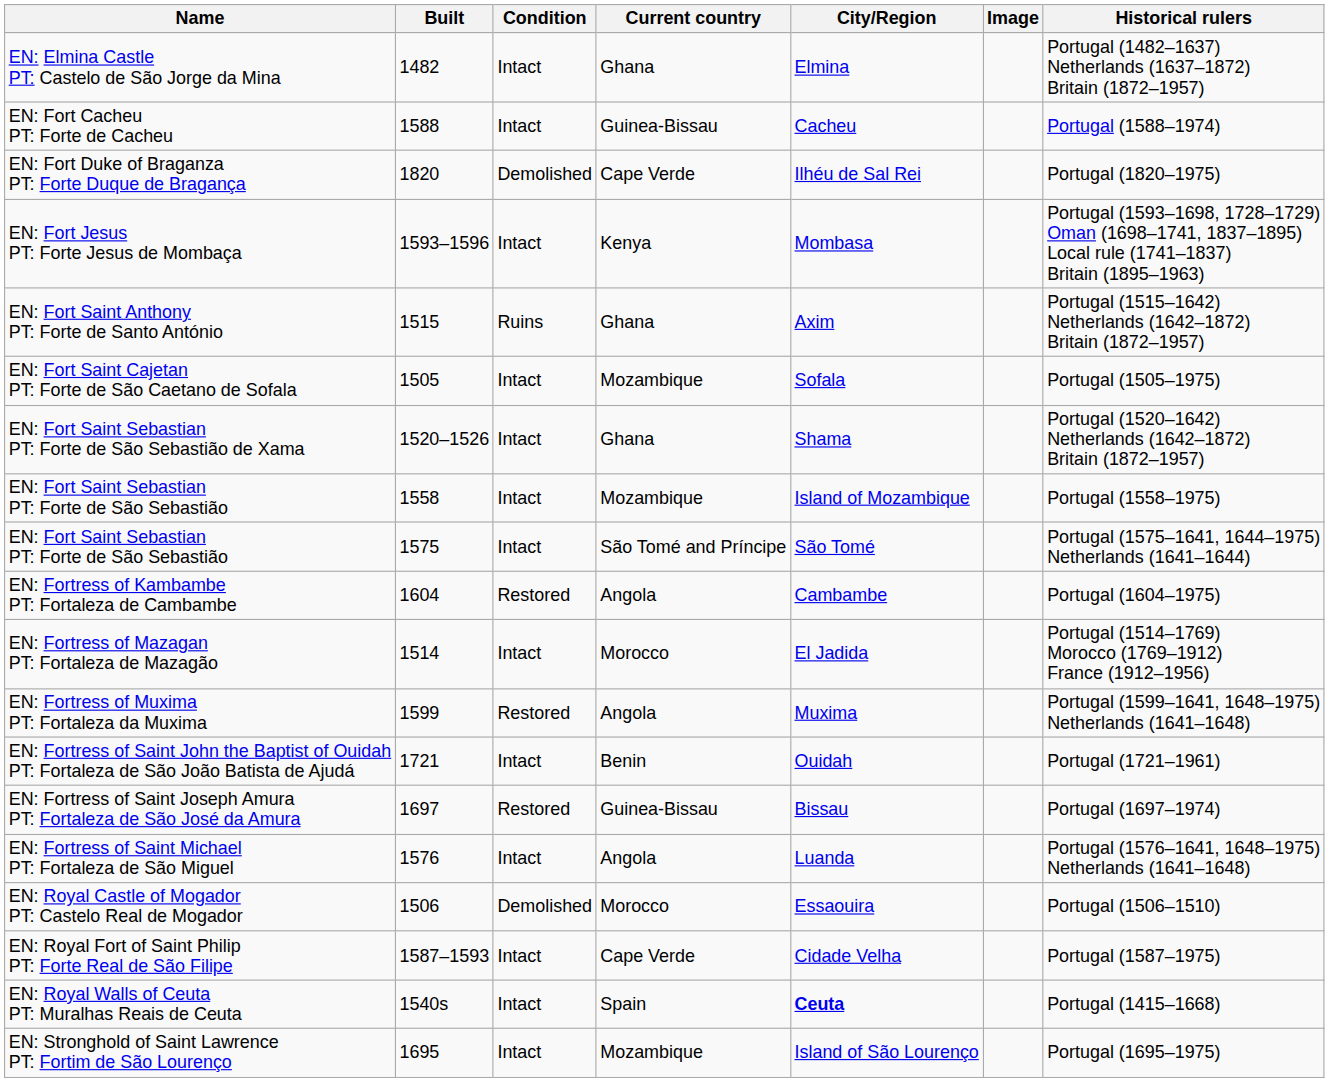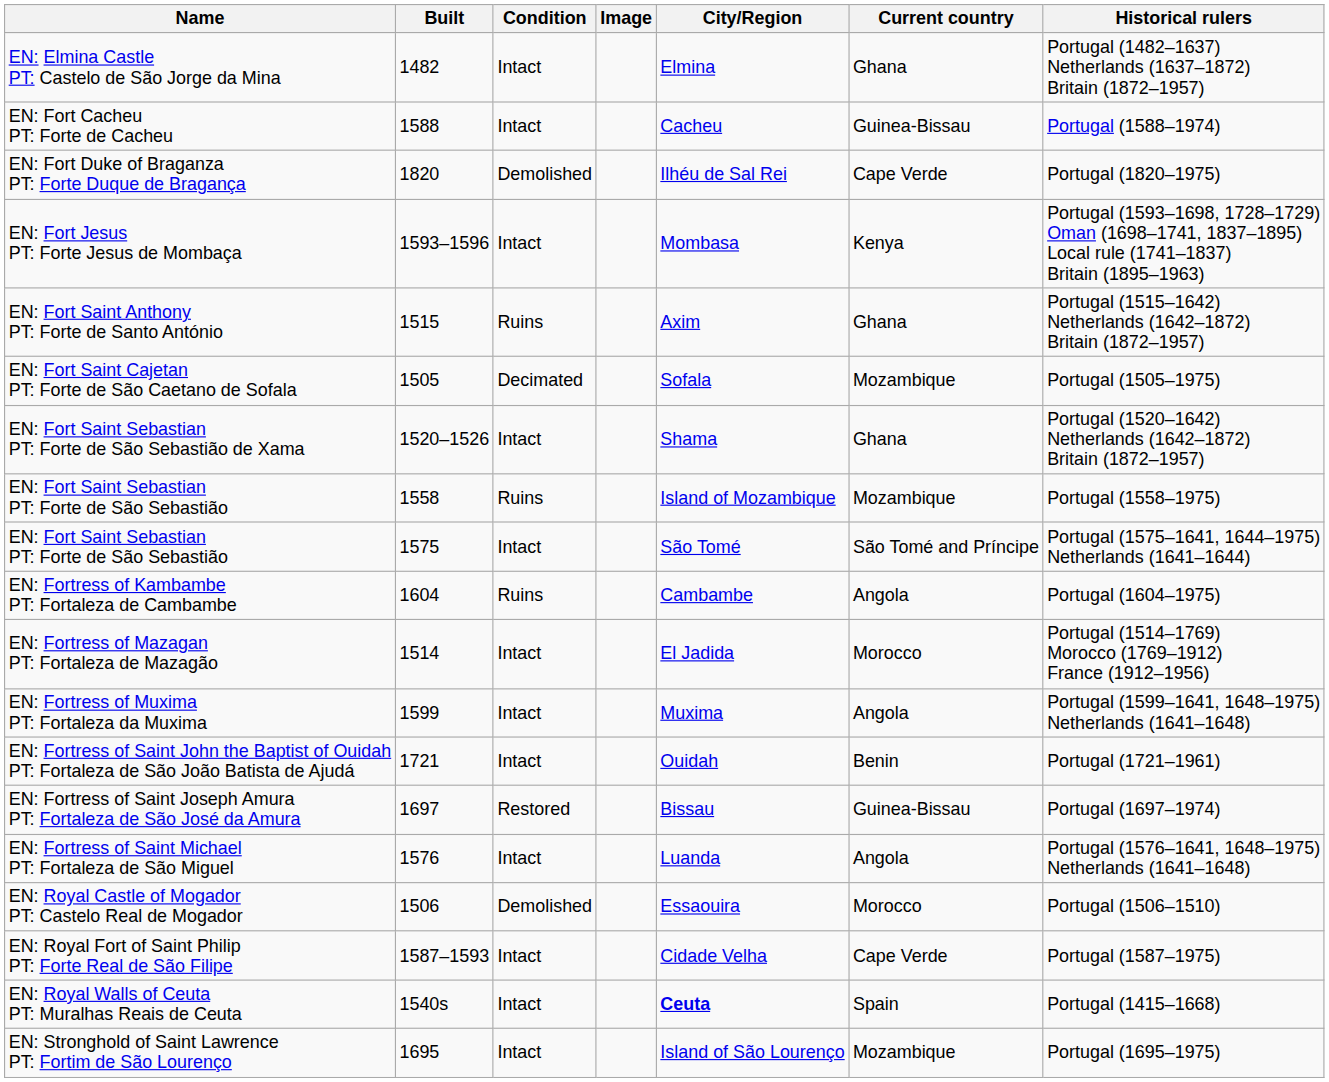columns swapped: (1013, 18) <-> (693, 18)
(519, 380) Intact -> (540, 380) Decimated
(519, 498) Intact -> (520, 498) Ruins
(534, 595) Restored -> (520, 595) Ruins
(534, 712) Restored -> (519, 712) Intact
